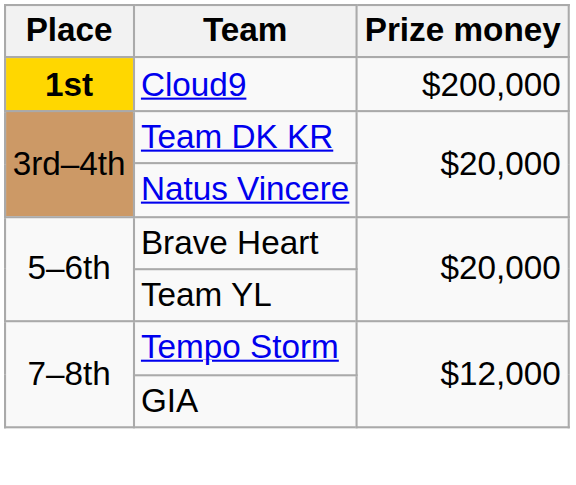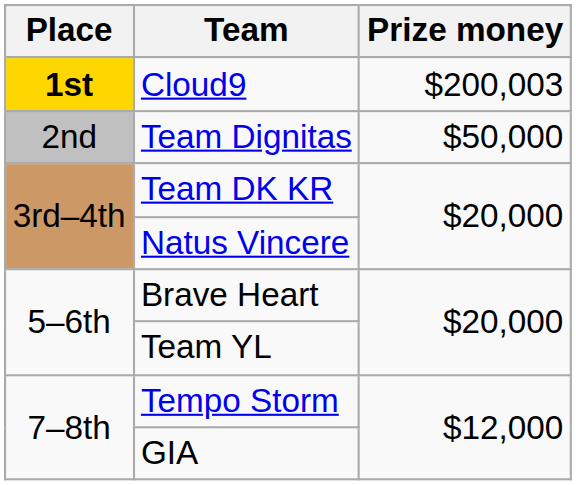(491, 83) $200,000 -> (494, 83) $200,003
+ row: (246, 136)
